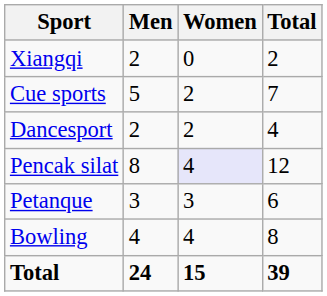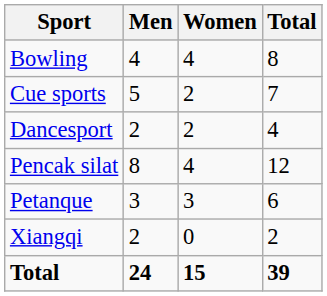rows swapped: (49, 237) <-> (46, 58)
(189, 165) lavender background -> (189, 165) no background
